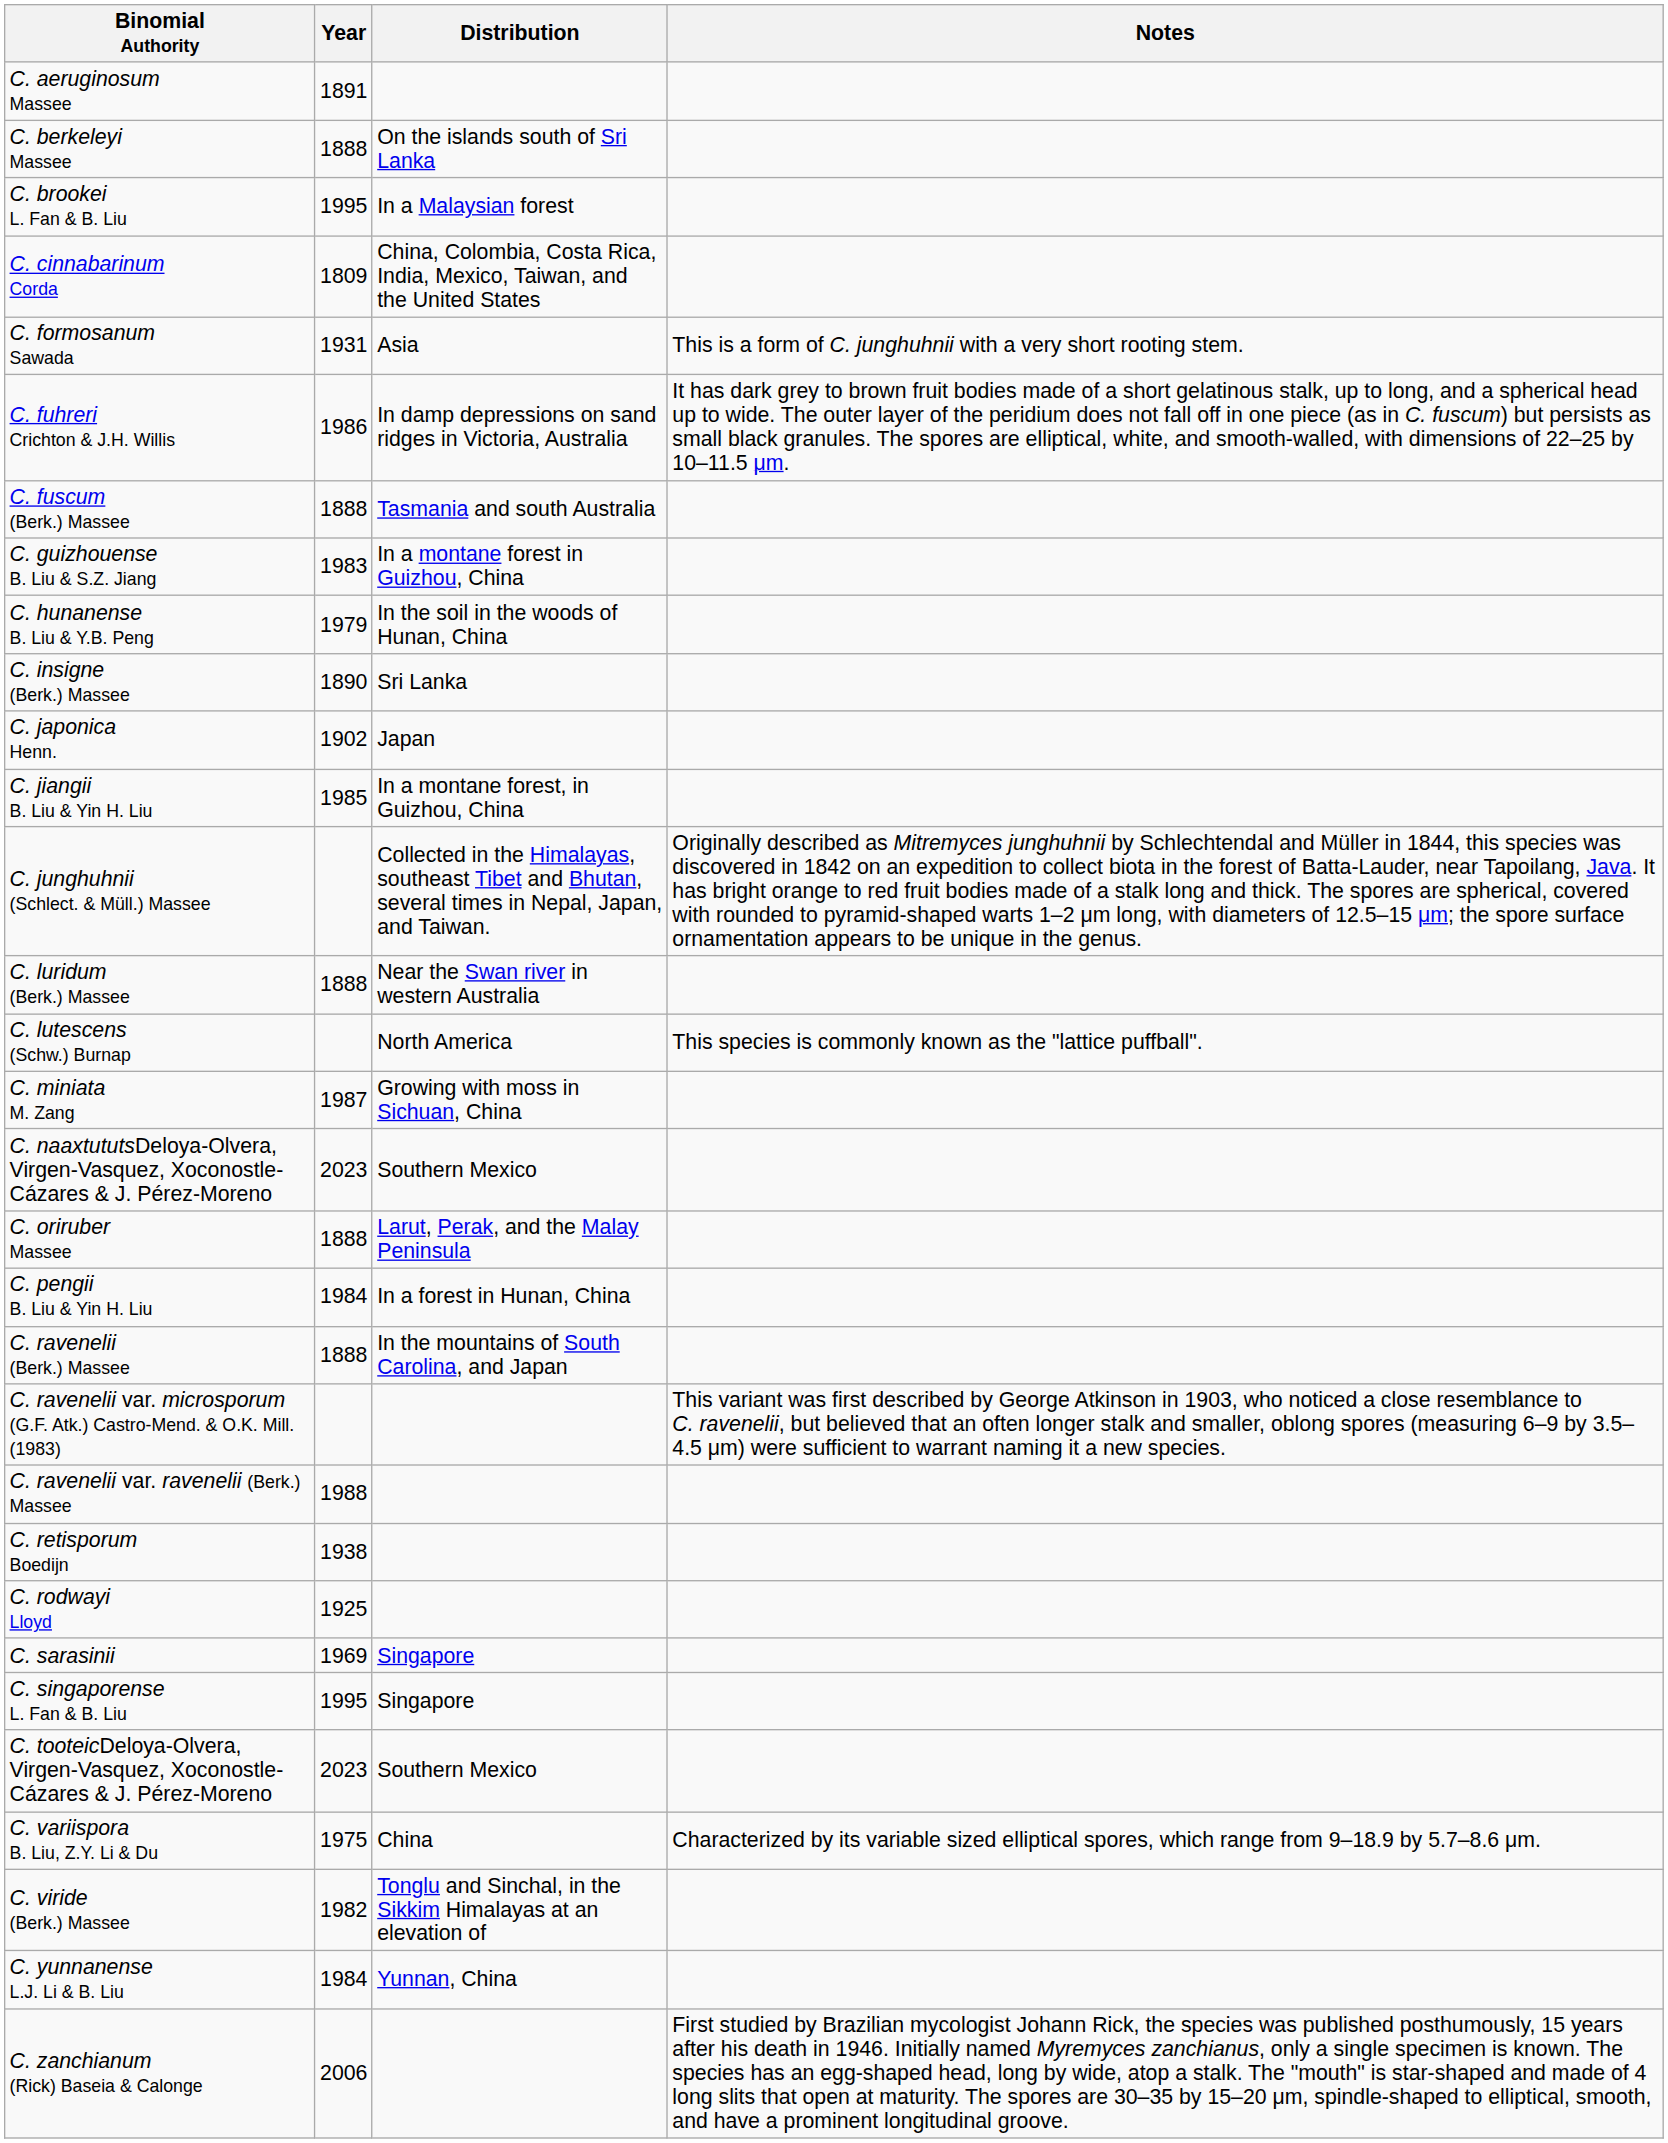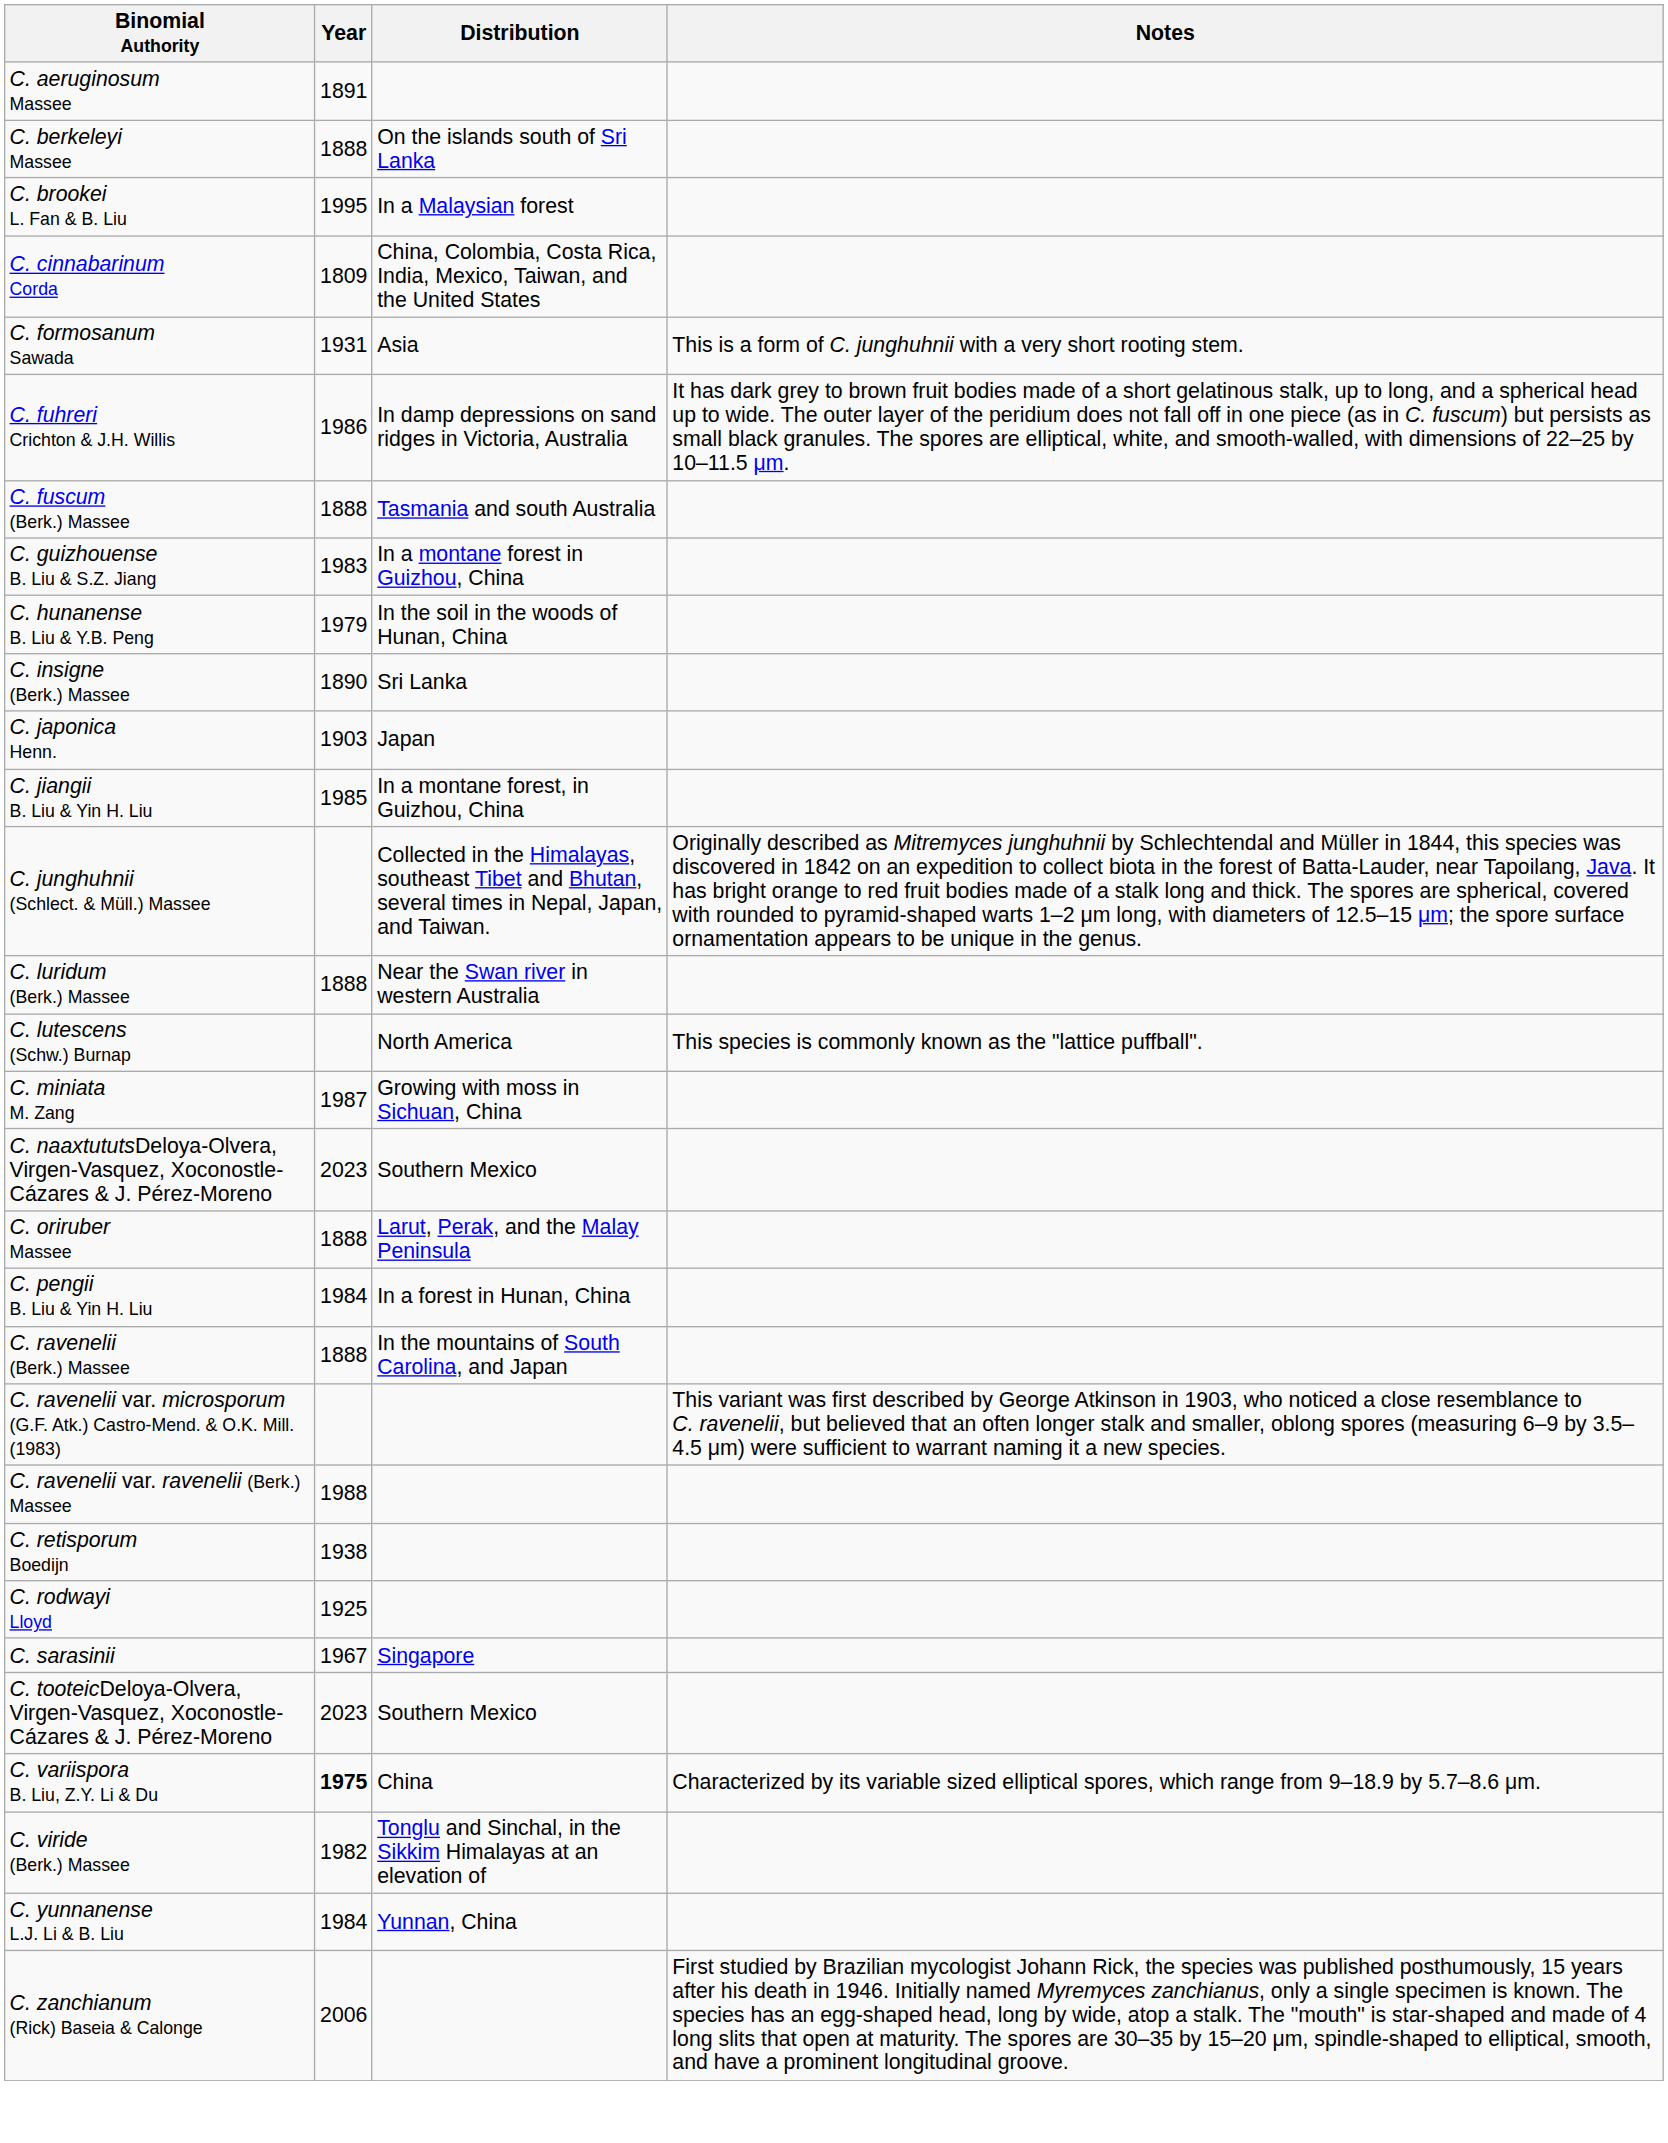(344, 739) 1902 -> (344, 739) 1903
(344, 1655) 1969 -> (344, 1655) 1967
- row: (87, 1700)
(344, 1840) normal -> (344, 1782) bold
